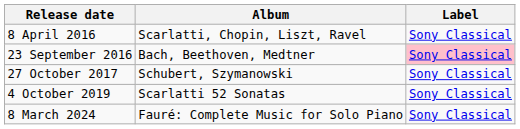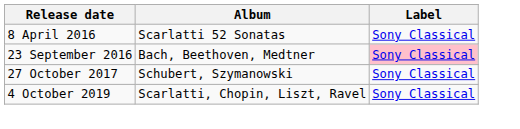(252, 34) Scarlatti, Chopin, Liszt, Ravel -> (212, 34) Scarlatti 52 Sonatas
(212, 94) Scarlatti 52 Sonatas -> (252, 94) Scarlatti, Chopin, Liszt, Ravel
- row: (52, 114)
